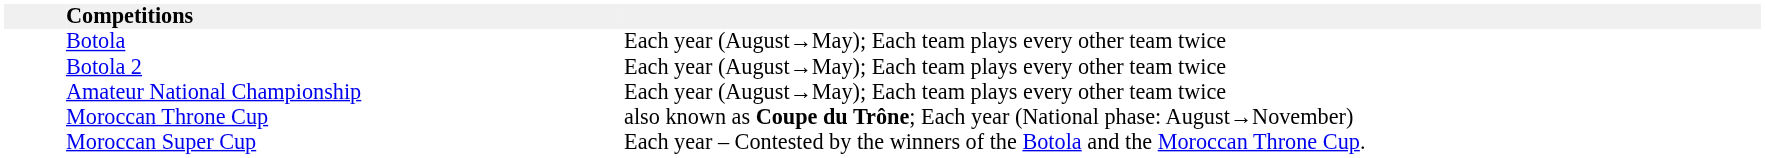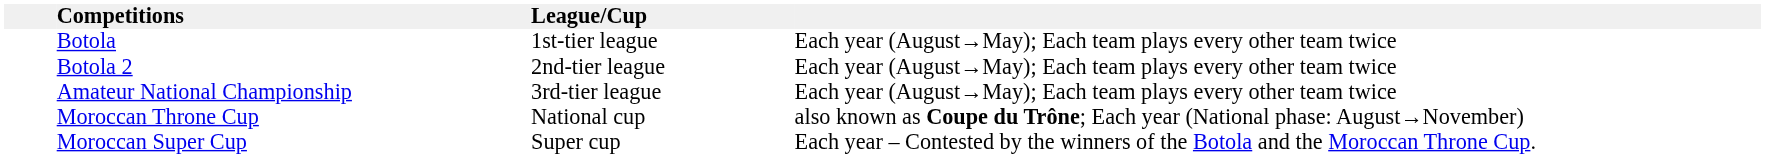+ column: (589, 16)
